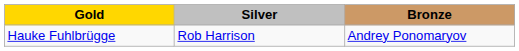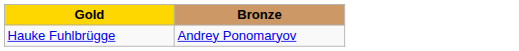- column: (259, 14)
